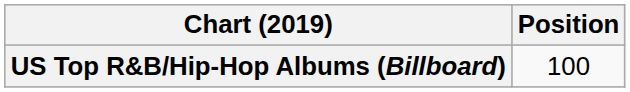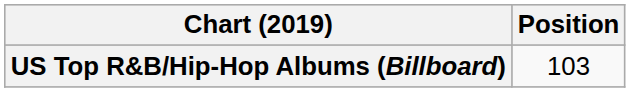(569, 65) 100 -> (569, 65) 103
